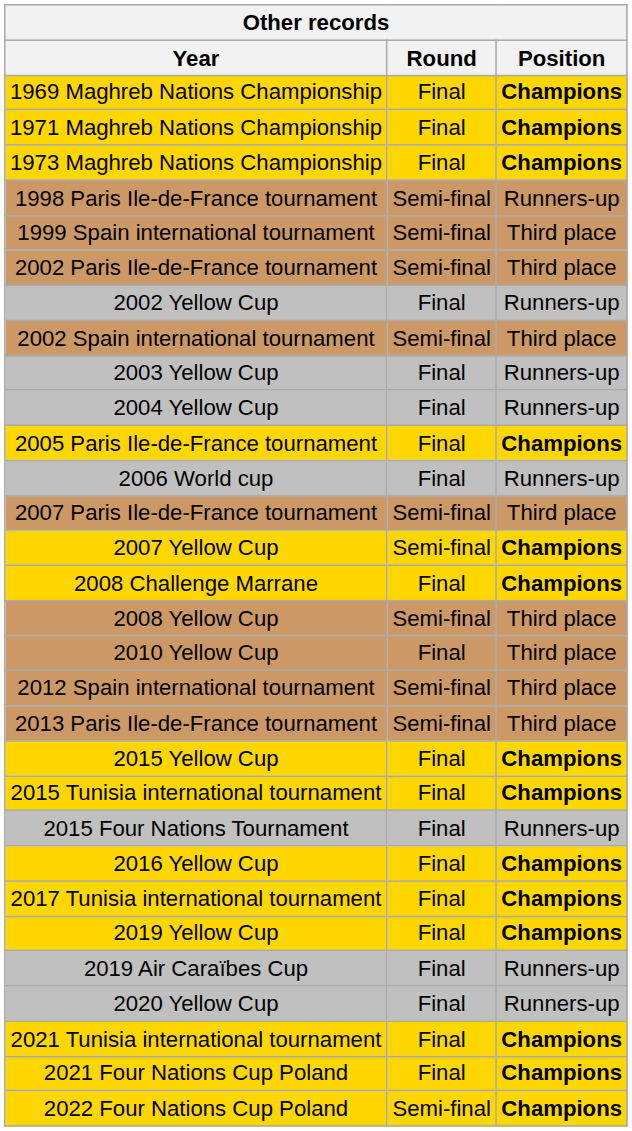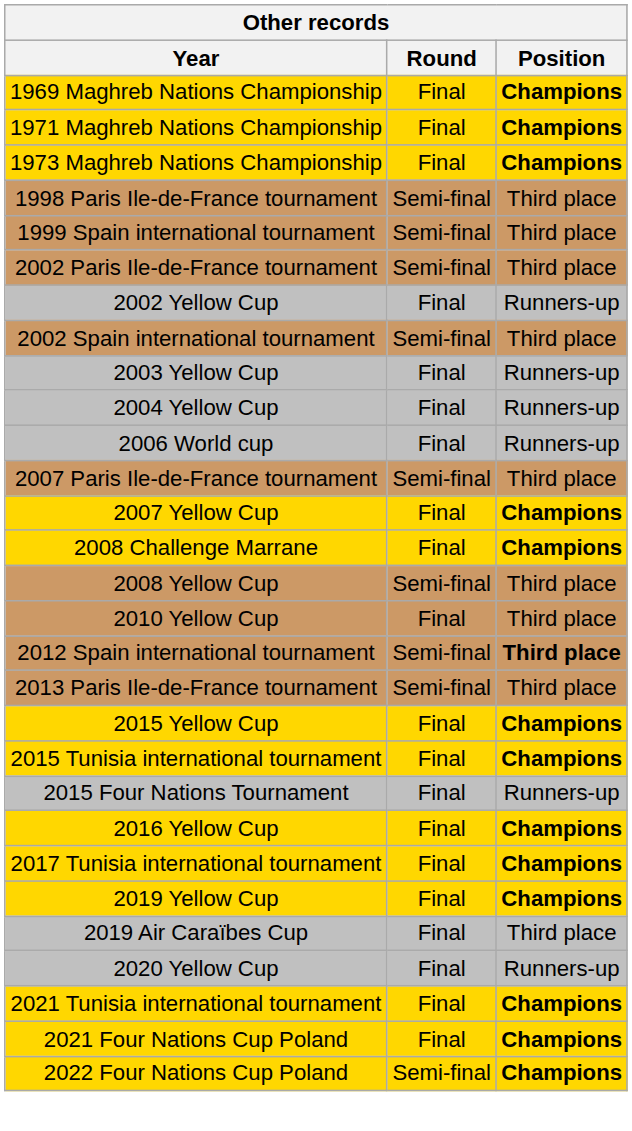(562, 198) Runners-up -> (562, 198) Third place
- row: (196, 443)
(442, 548) Semi-final -> (442, 513) Final
(562, 688) normal -> (562, 653) bold
(562, 969) Runners-up -> (562, 934) Third place
